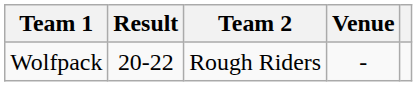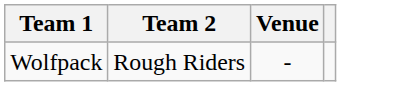- column: (146, 23)
